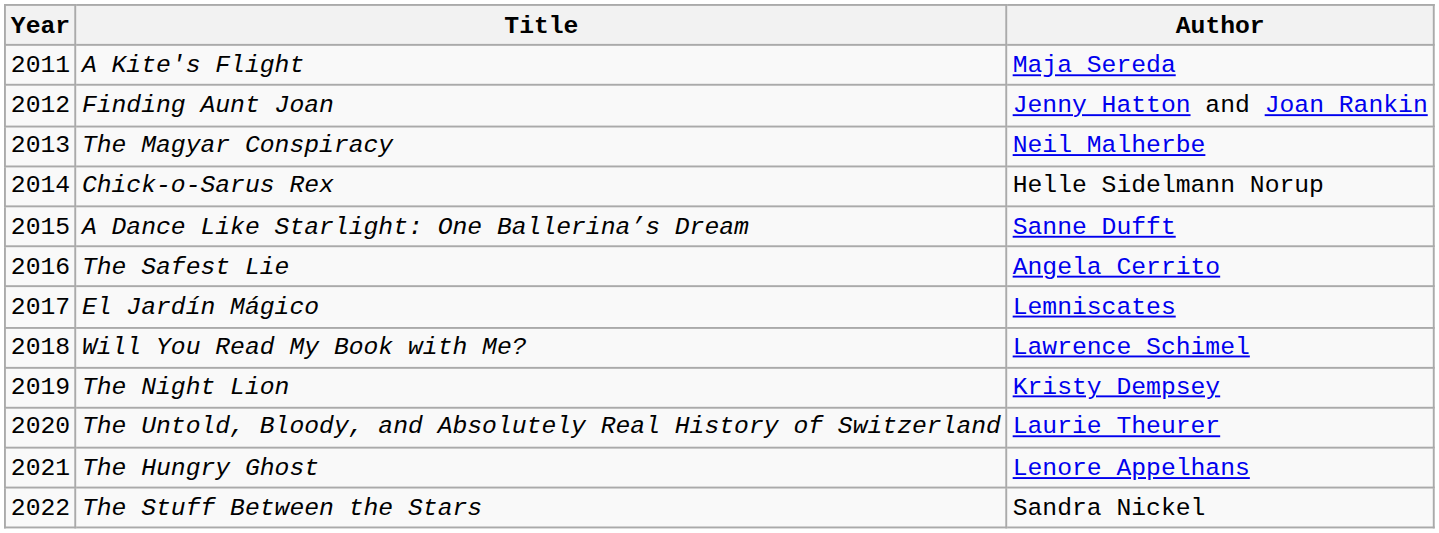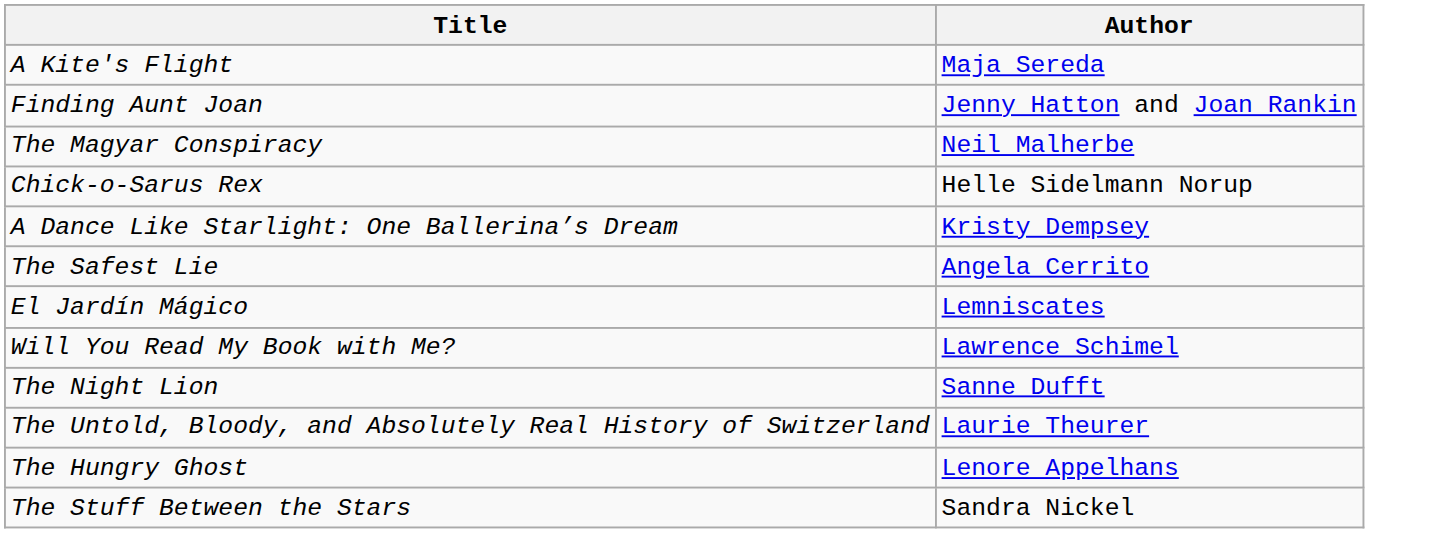- column: (40, 25)
(1094, 226) Sanne Dufft -> (1045, 226) Kristy Dempsey
(1116, 387) Kristy Dempsey -> (1023, 387) Sanne Dufft
